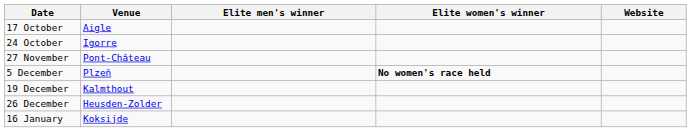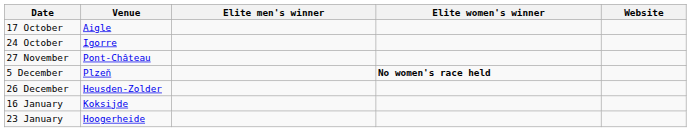- row: (38, 88)
+ row: (35, 119)
